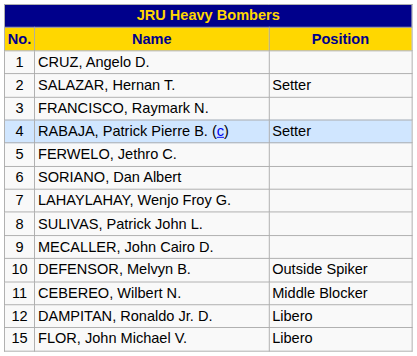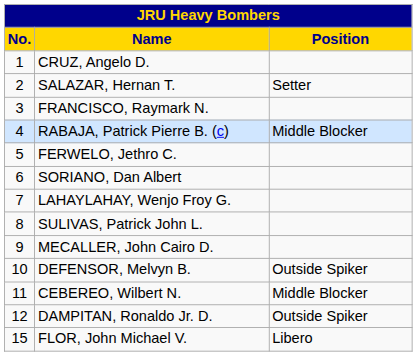(292, 131) Setter -> (320, 131) Middle Blocker
(292, 316) Libero -> (320, 316) Outside Spiker
